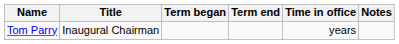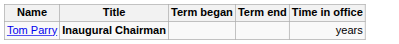- column: (377, 13)
(111, 30) normal -> (114, 30) bold
